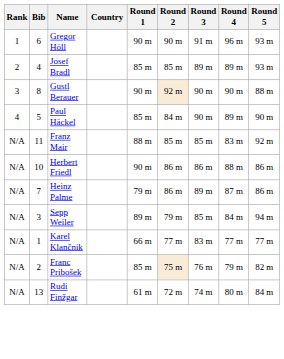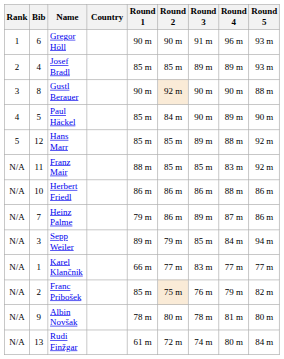+ row: (59, 141)
(143, 166) 90 m -> (143, 191) 86 m
+ row: (64, 317)
